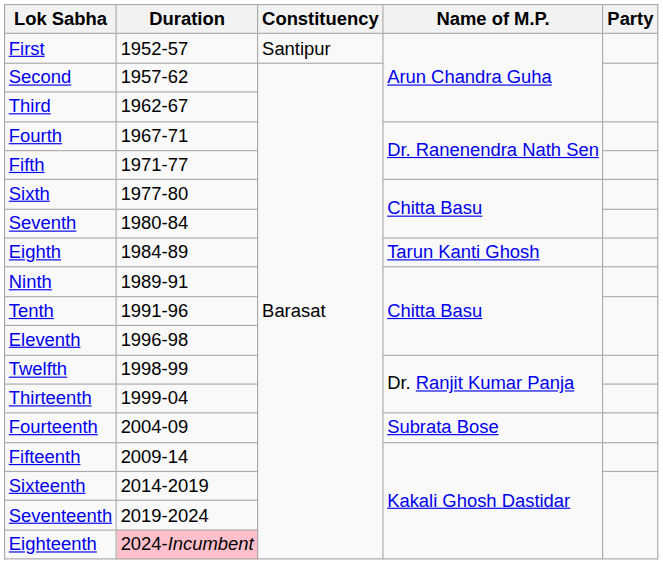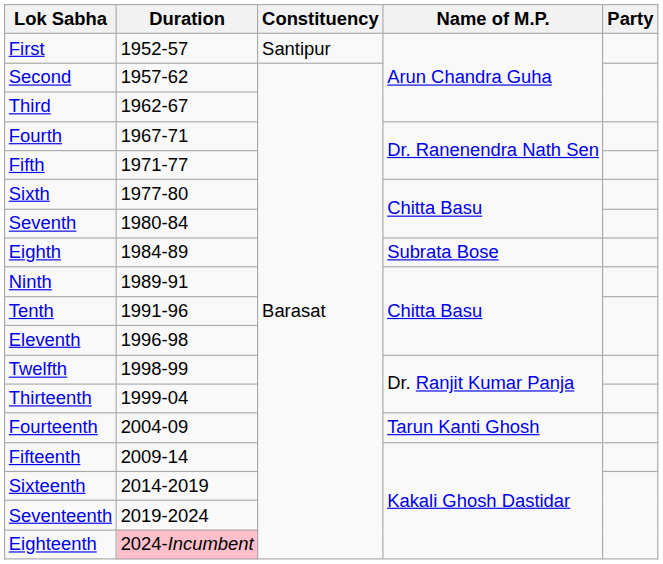(463, 252) Tarun Kanti Ghosh -> (443, 252) Subrata Bose
(443, 427) Subrata Bose -> (463, 427) Tarun Kanti Ghosh
